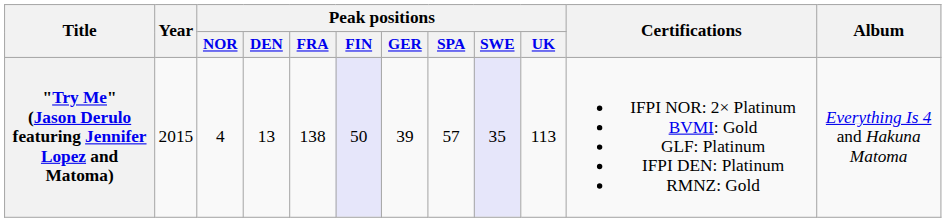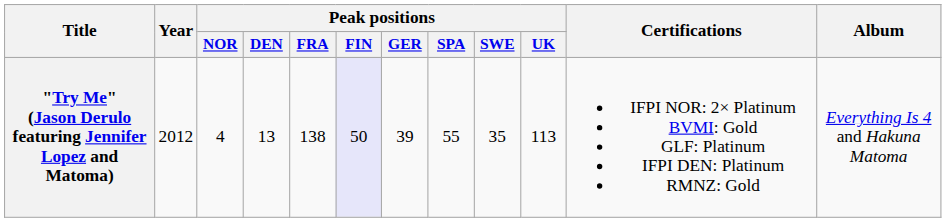(176, 137) 2015 -> (176, 137) 2012
(451, 137) 57 -> (451, 137) 55
(497, 137) lavender background -> (497, 137) no background
